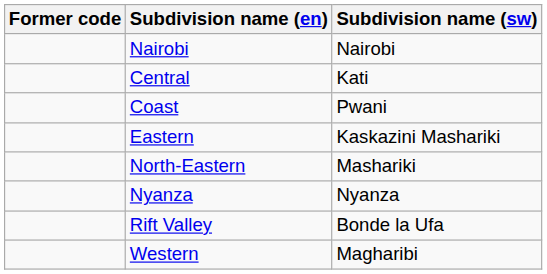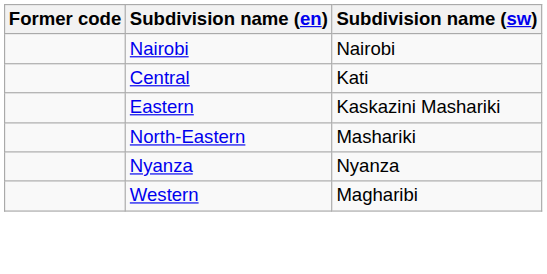- row: (154, 107)
- row: (171, 225)
